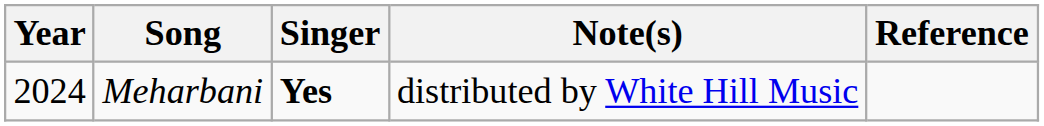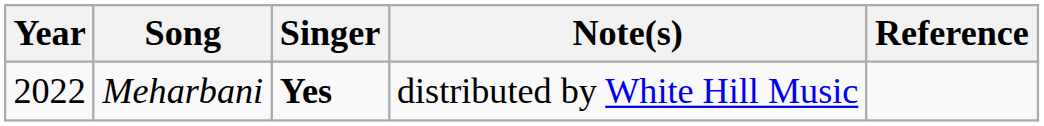(50, 90) 2024 -> (50, 90) 2022
